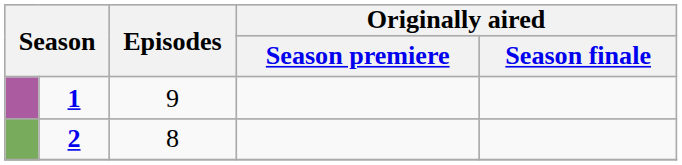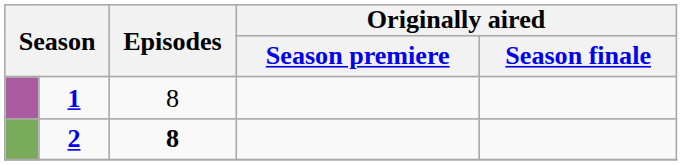(172, 97) 9 -> (172, 97) 8
(172, 138) normal -> (172, 138) bold
